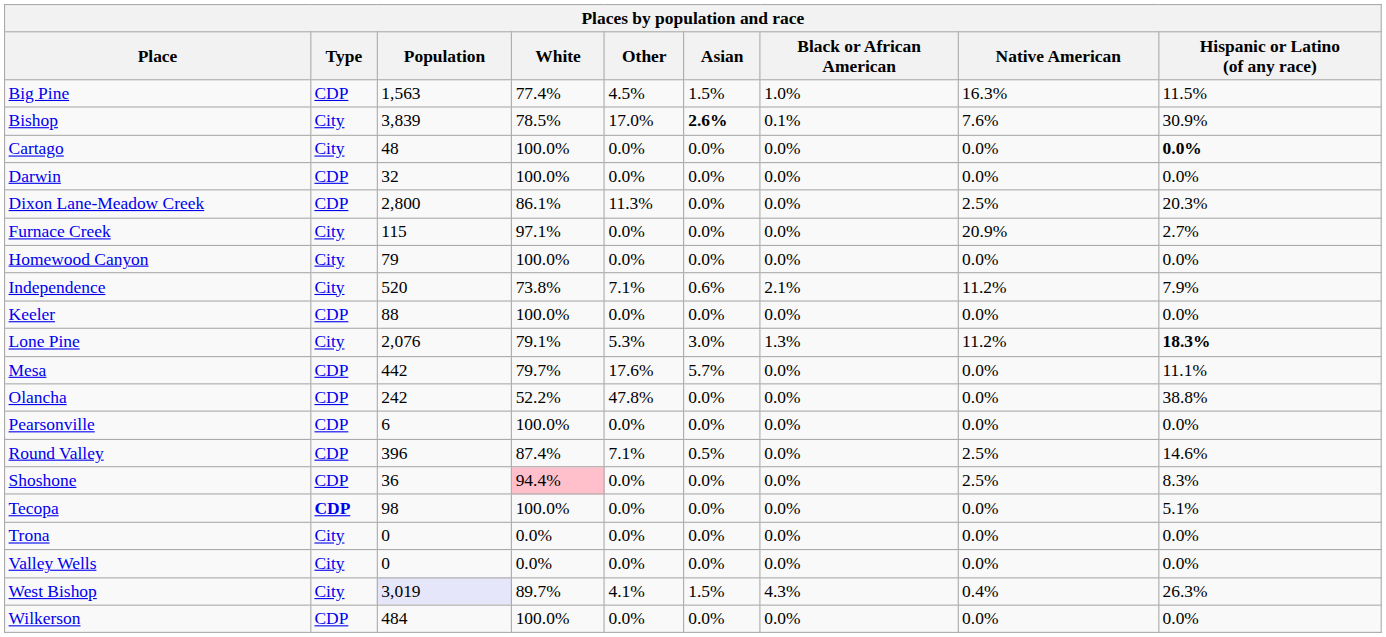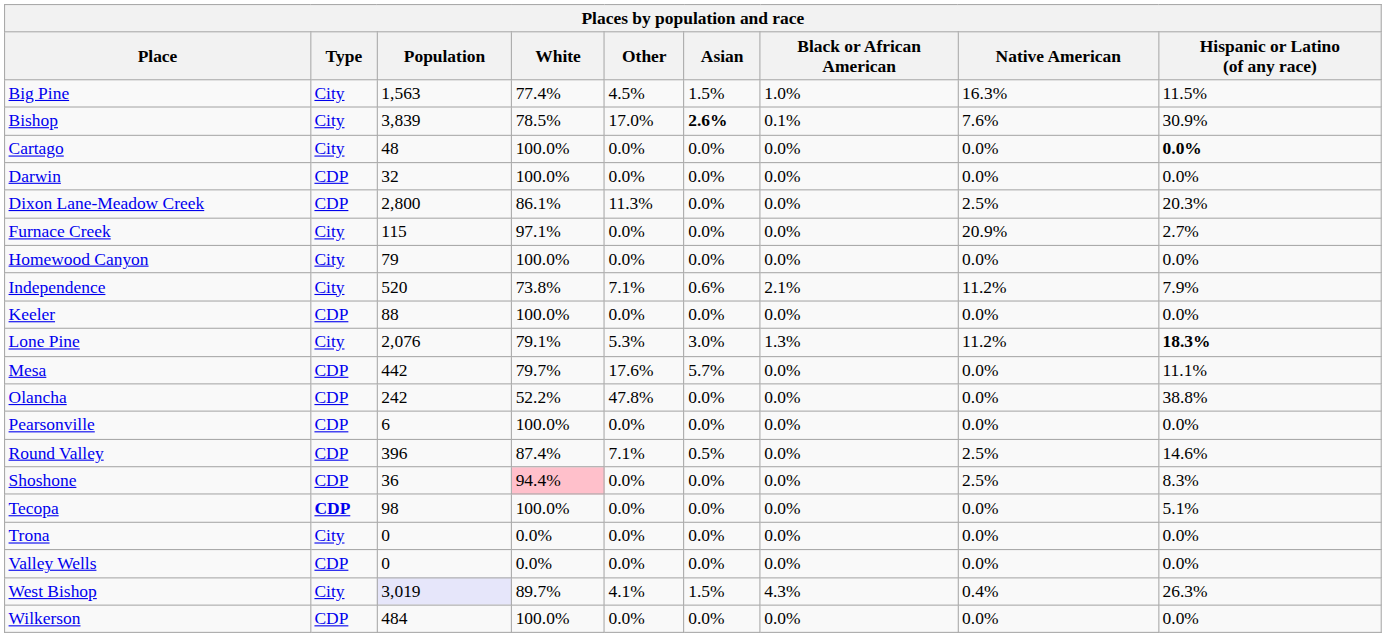(331, 93) CDP -> (329, 93) City
(329, 563) City -> (331, 563) CDP
